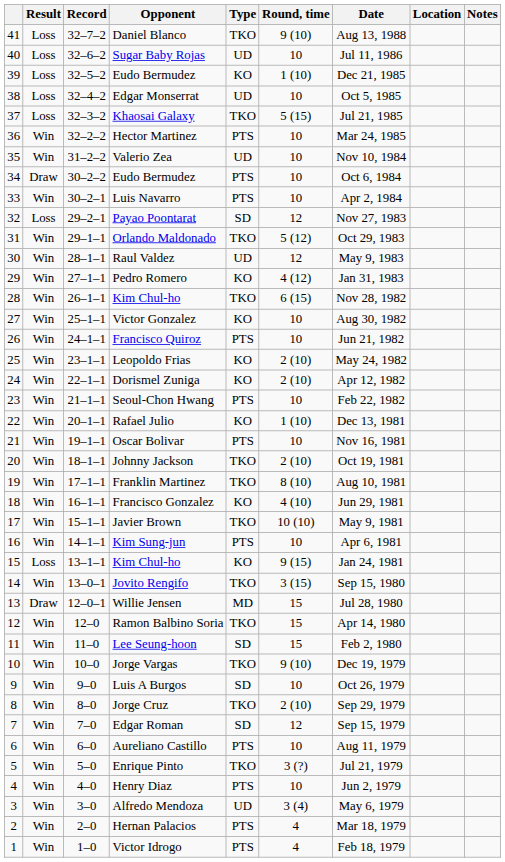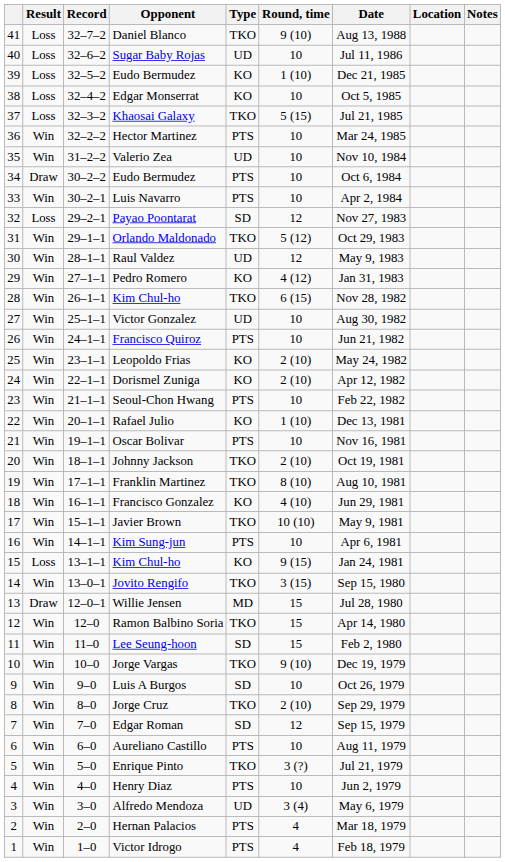(243, 95) UD -> (243, 95) KO
(243, 319) KO -> (243, 319) UD
